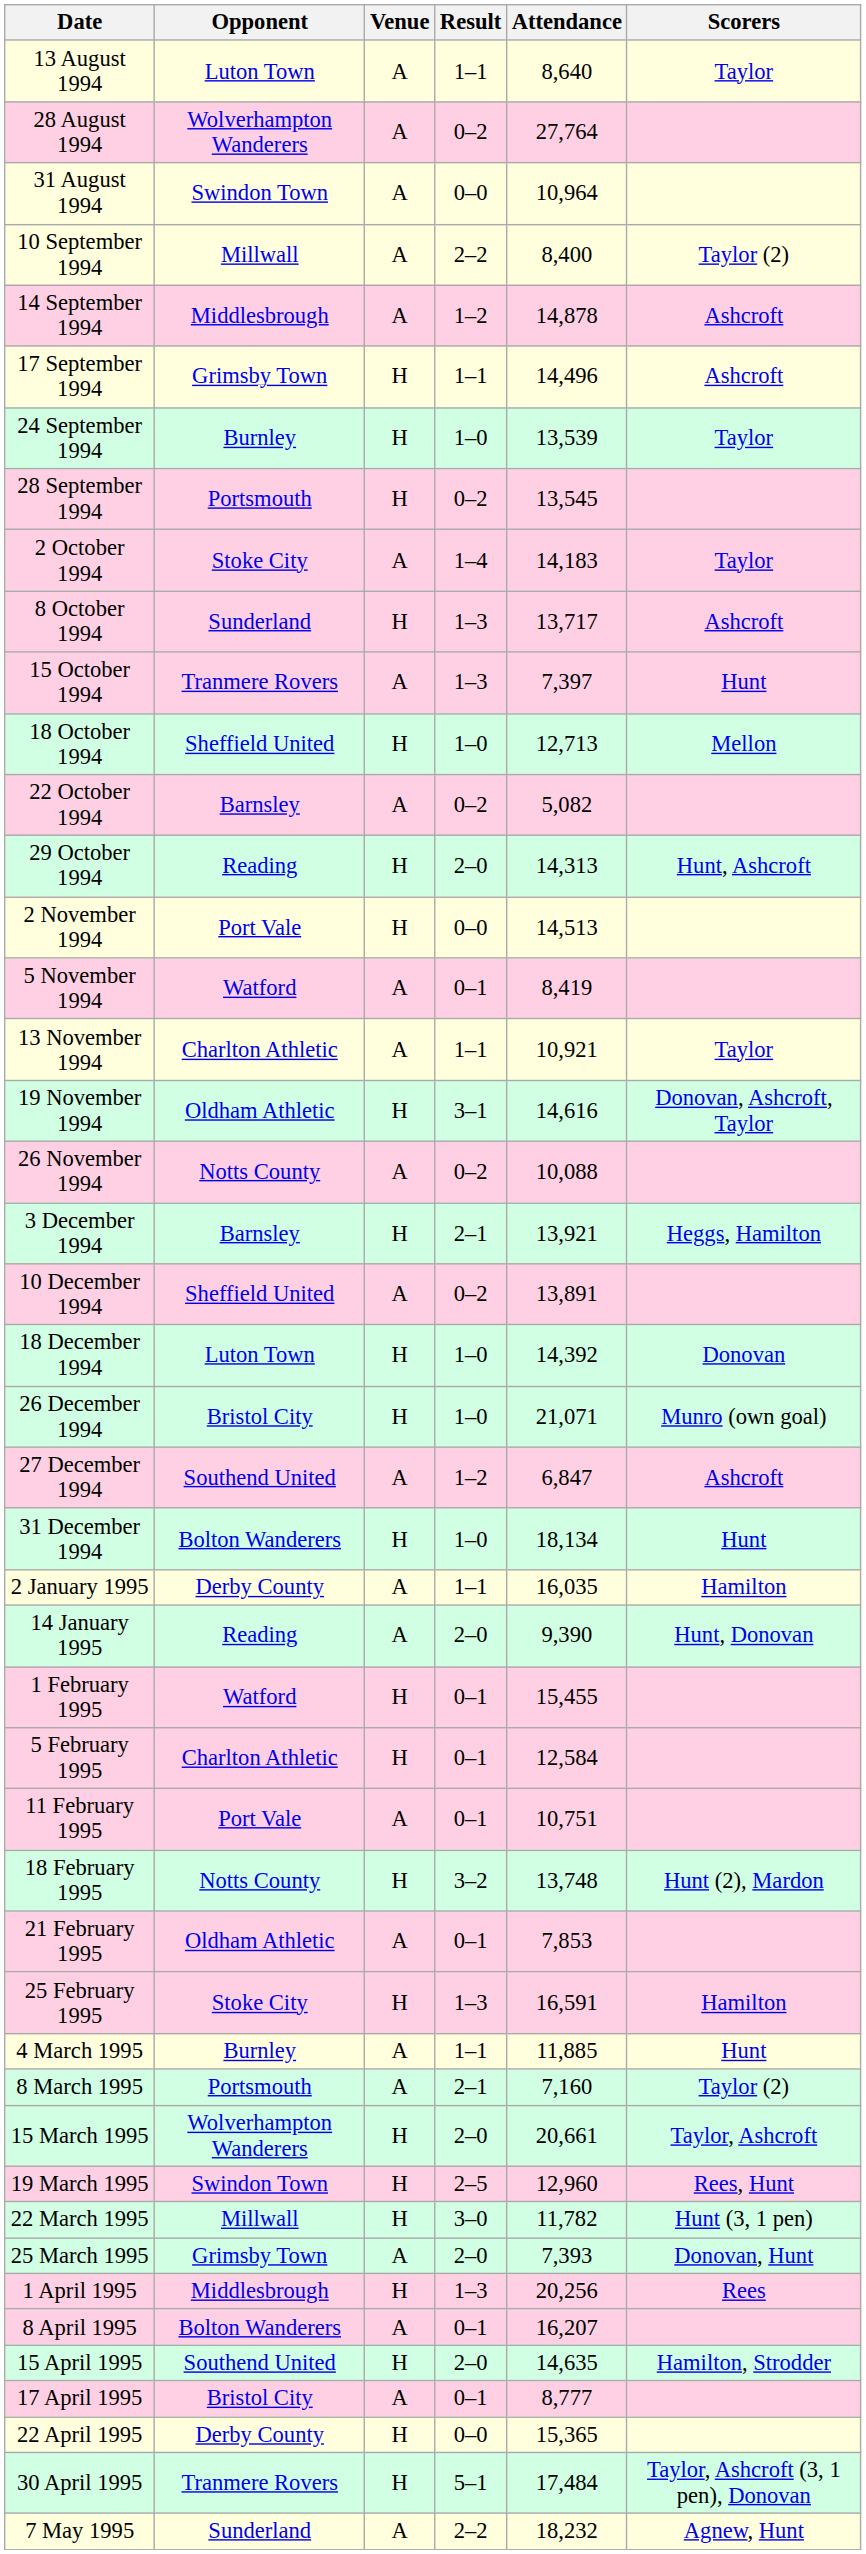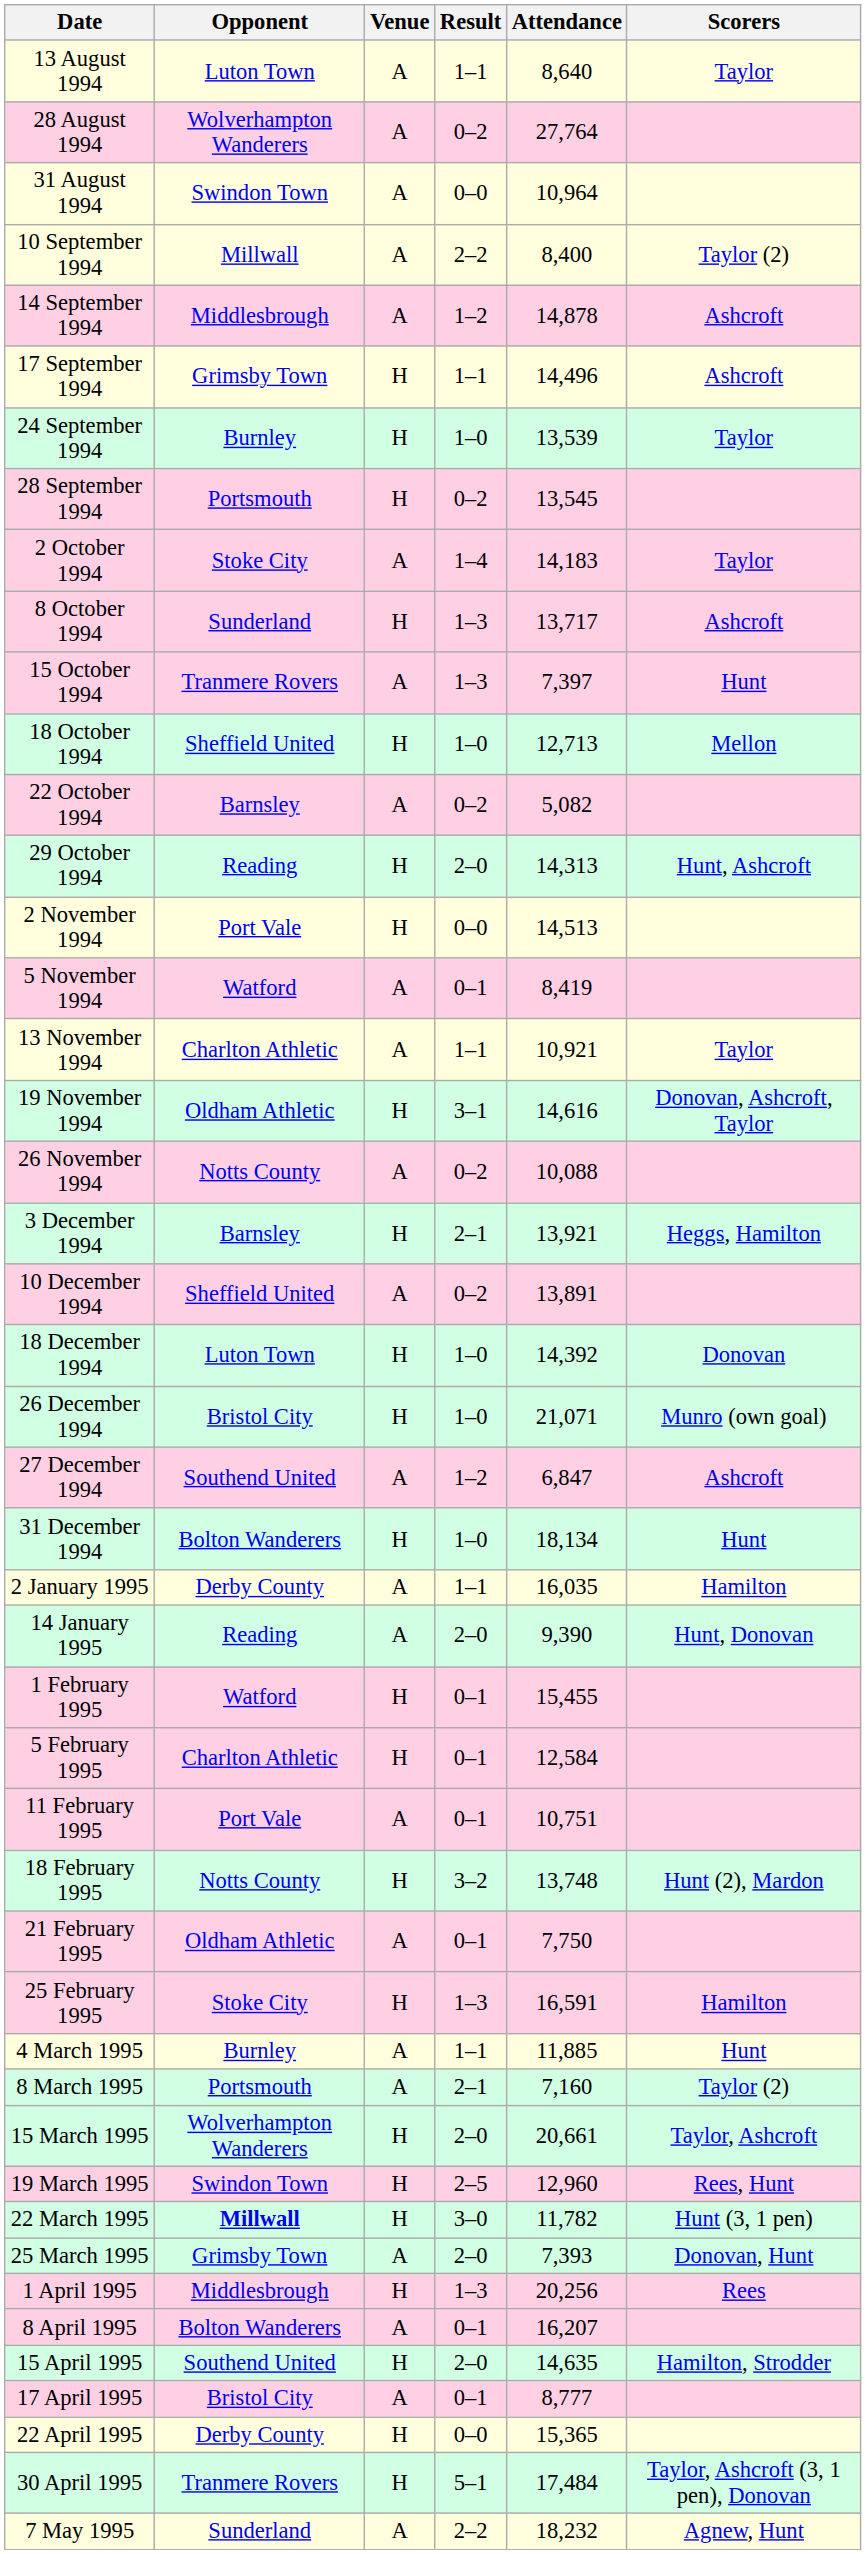(567, 1941) 7,853 -> (567, 1941) 7,750
(260, 2219) normal -> (260, 2219) bold
